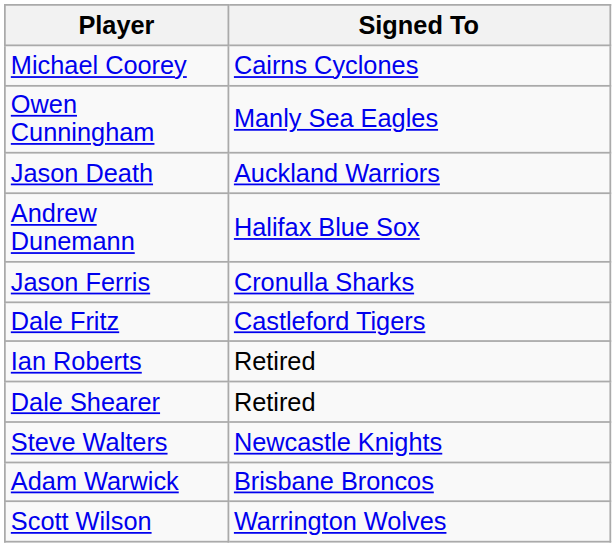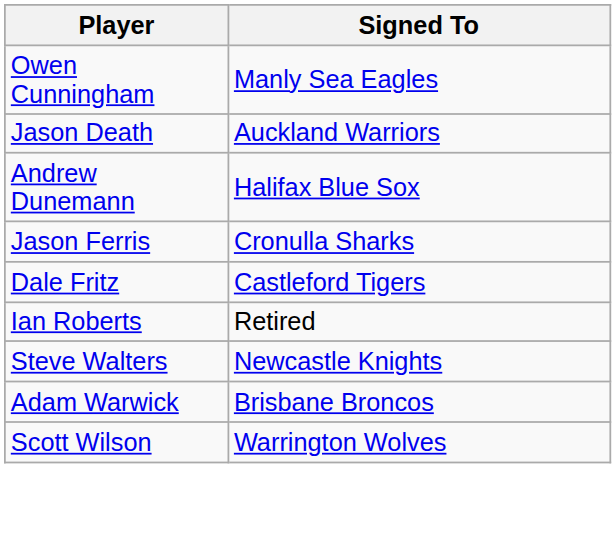- row: (99, 65)
- row: (85, 402)
